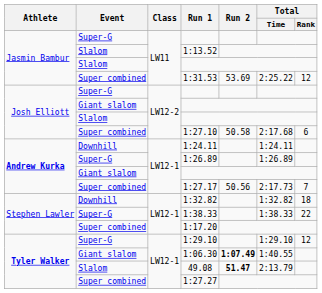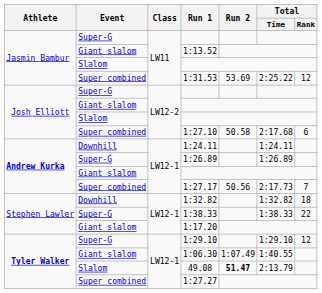(93, 51) Slalom -> (107, 51) Giant slalom
(112, 227) Super combined -> (107, 227) Giant slalom
(238, 254) bold -> (238, 254) normal
